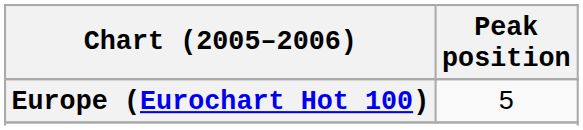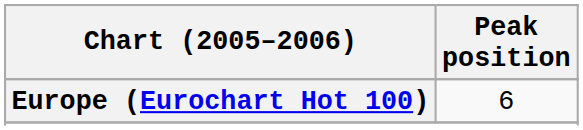(506, 101) 5 -> (506, 101) 6
